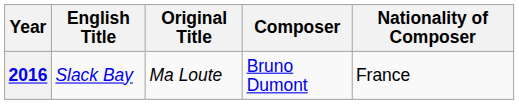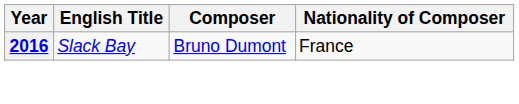- column: (194, 28)
